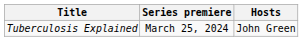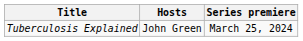columns swapped: (187, 12) <-> (266, 12)
